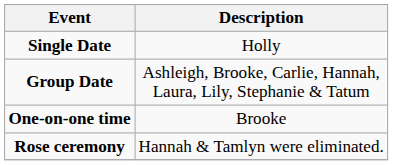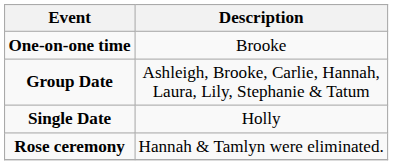rows swapped: (70, 45) <-> (70, 118)
